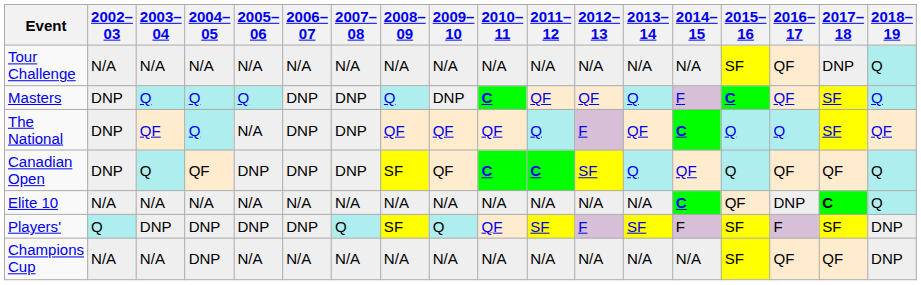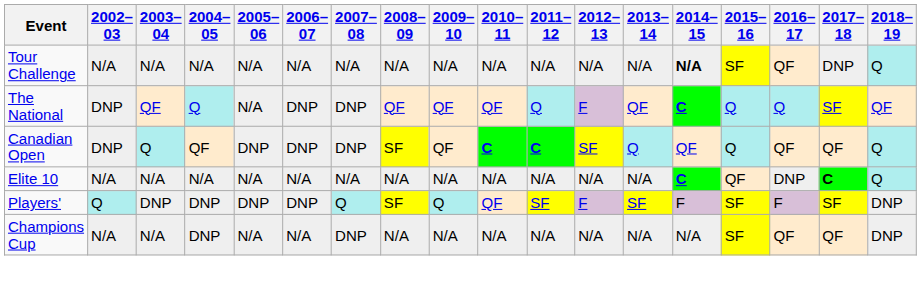(688, 66) normal -> (689, 66) bold
- row: (35, 98)
(348, 259) N/A -> (351, 235) DNP
